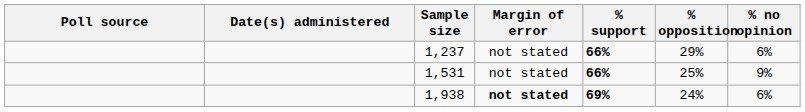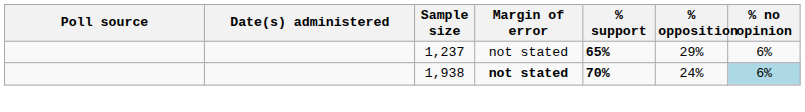(598, 52) 66% -> (598, 52) 65%
- row: (445, 74)
(598, 95) 69% -> (598, 74) 70%
(764, 95) no background -> (764, 74) lightblue background
